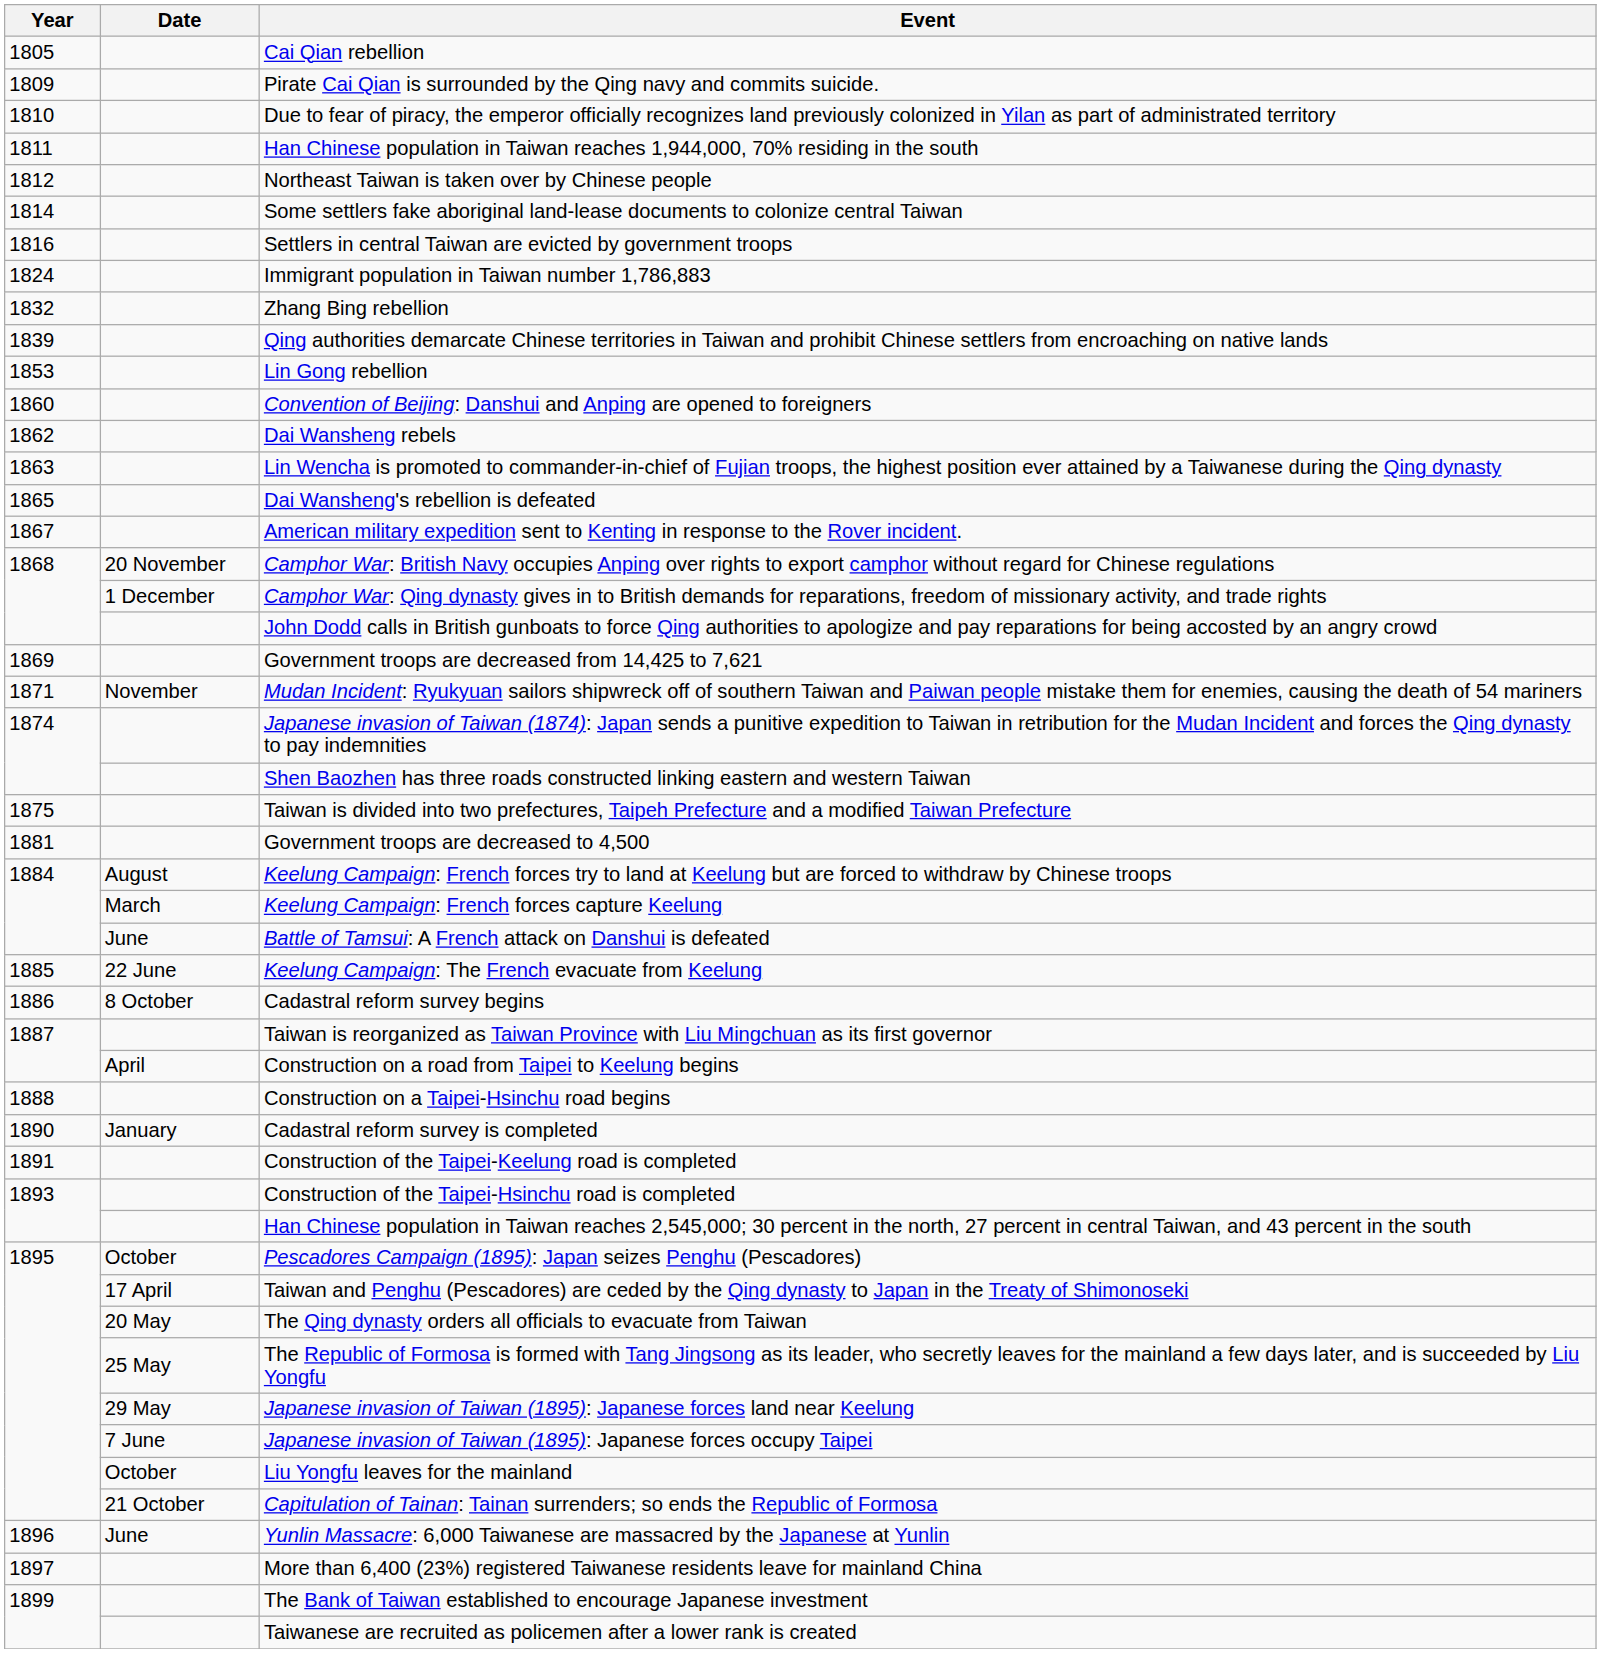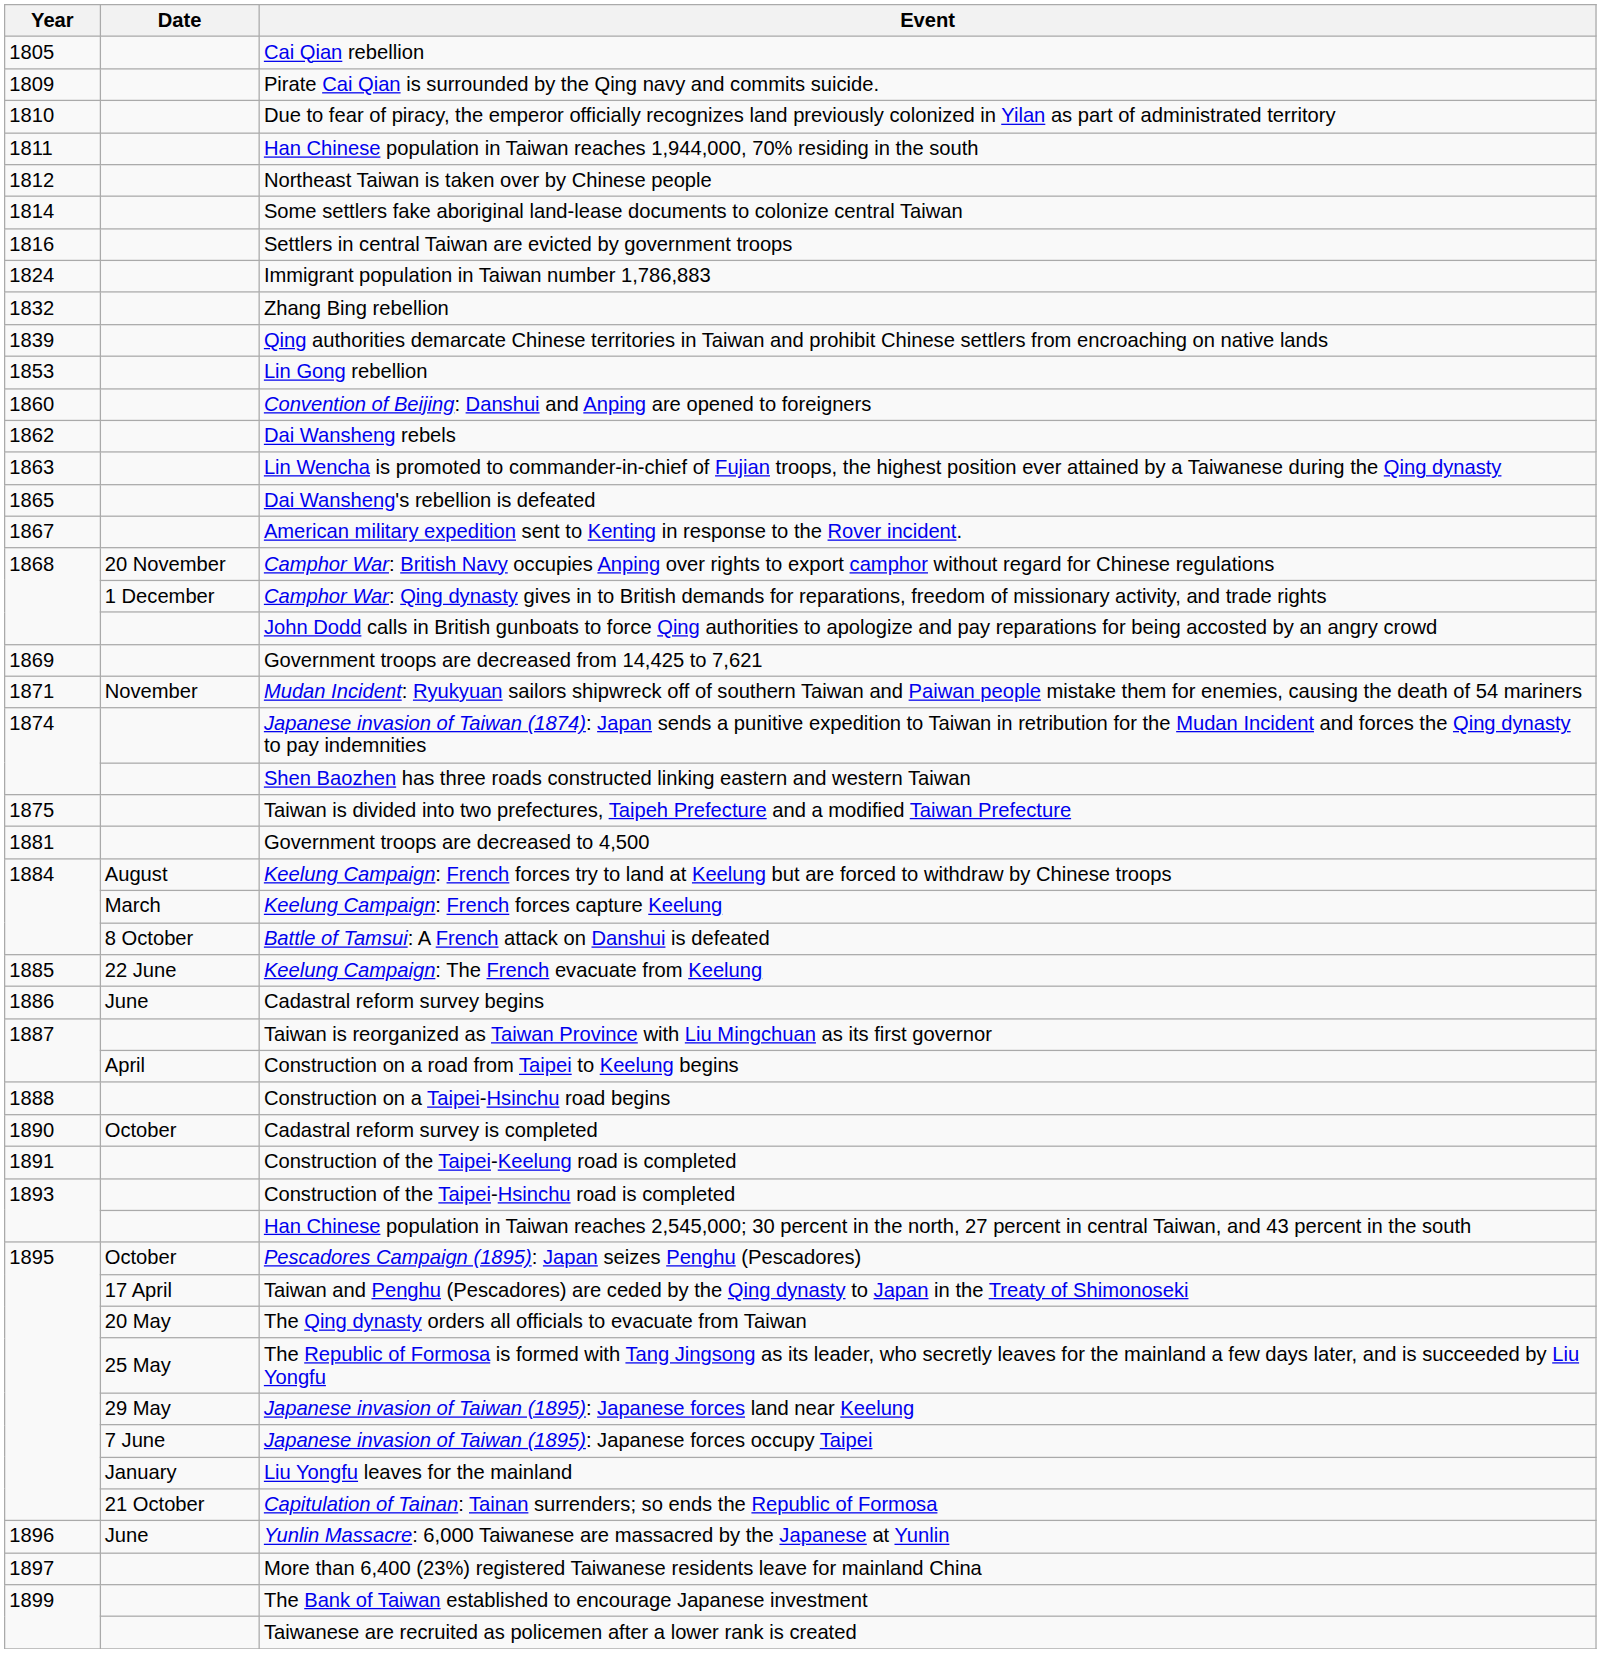(127, 938) June -> (149, 938) 8 October
(149, 1002) 8 October -> (127, 1002) June
(141, 1130) January -> (141, 1130) October
(141, 1472) October -> (141, 1472) January
